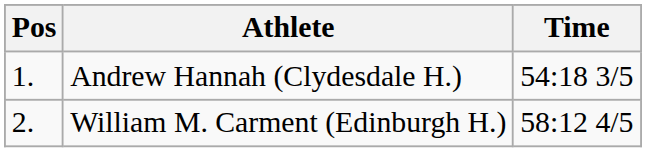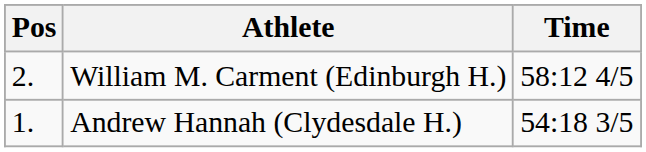rows swapped: (266, 75) <-> (288, 122)
